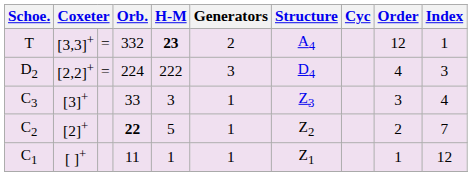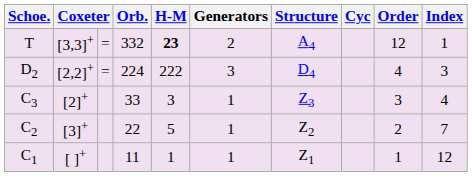(76, 100) [3]+ -> (76, 100) [2]+
(76, 128) [2]+ -> (76, 128) [3]+
(132, 128) bold -> (132, 128) normal
